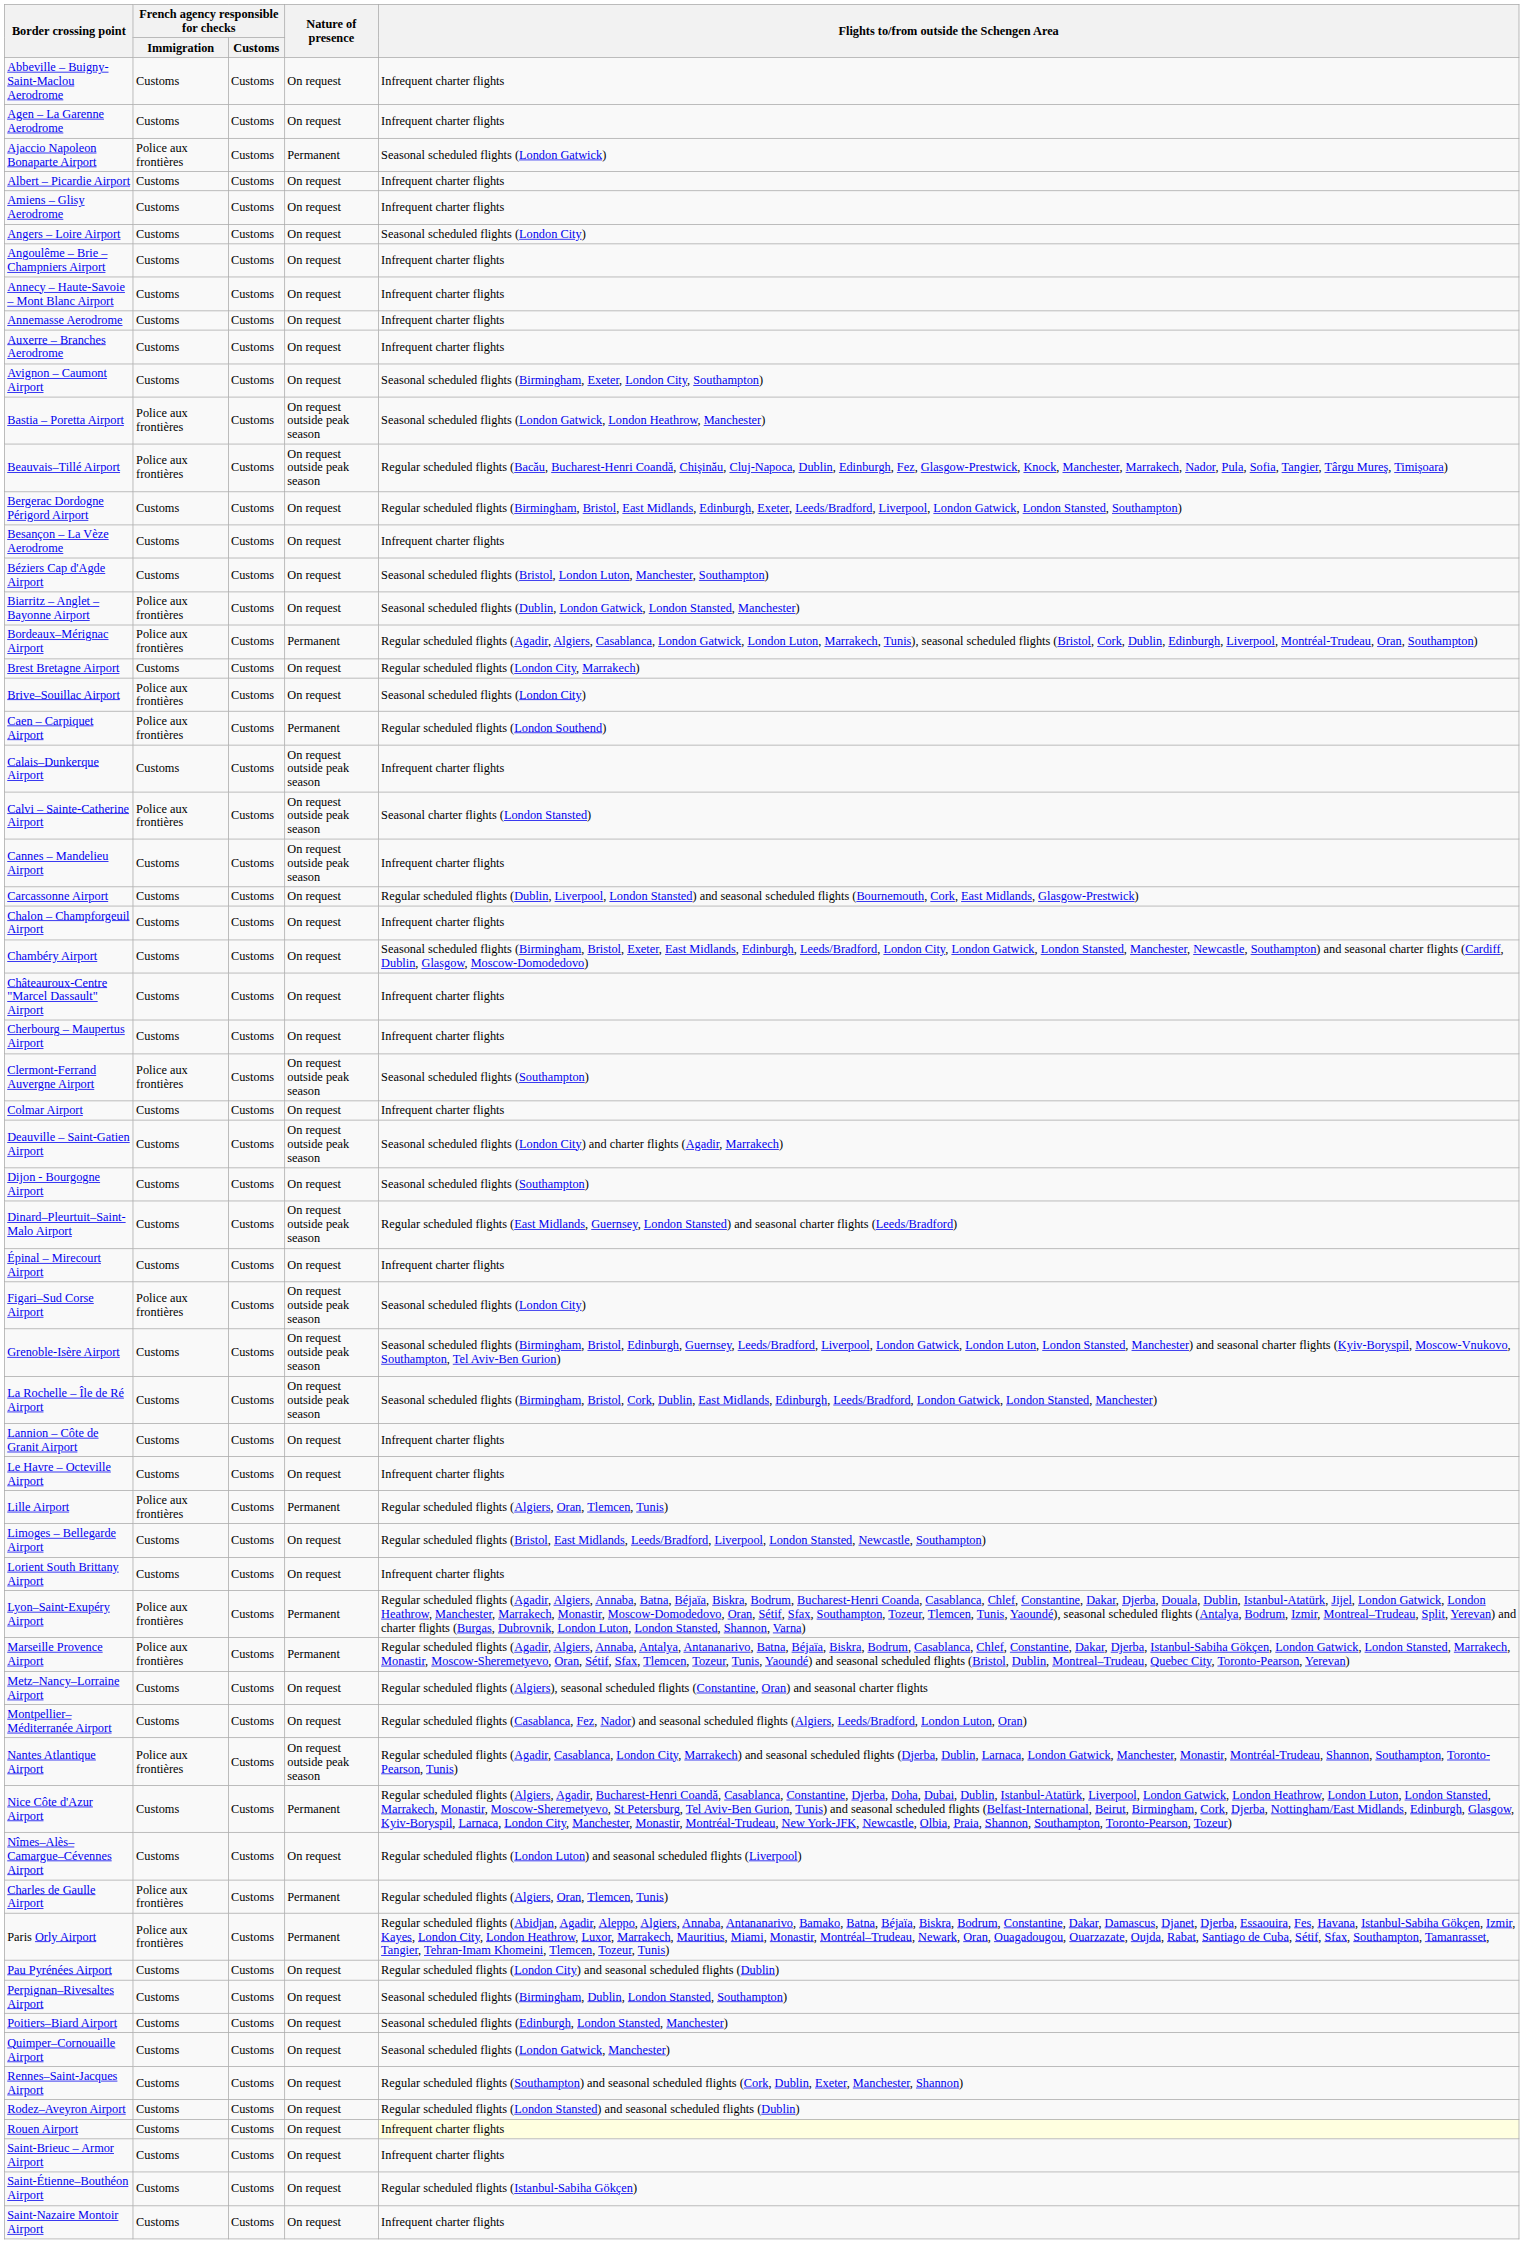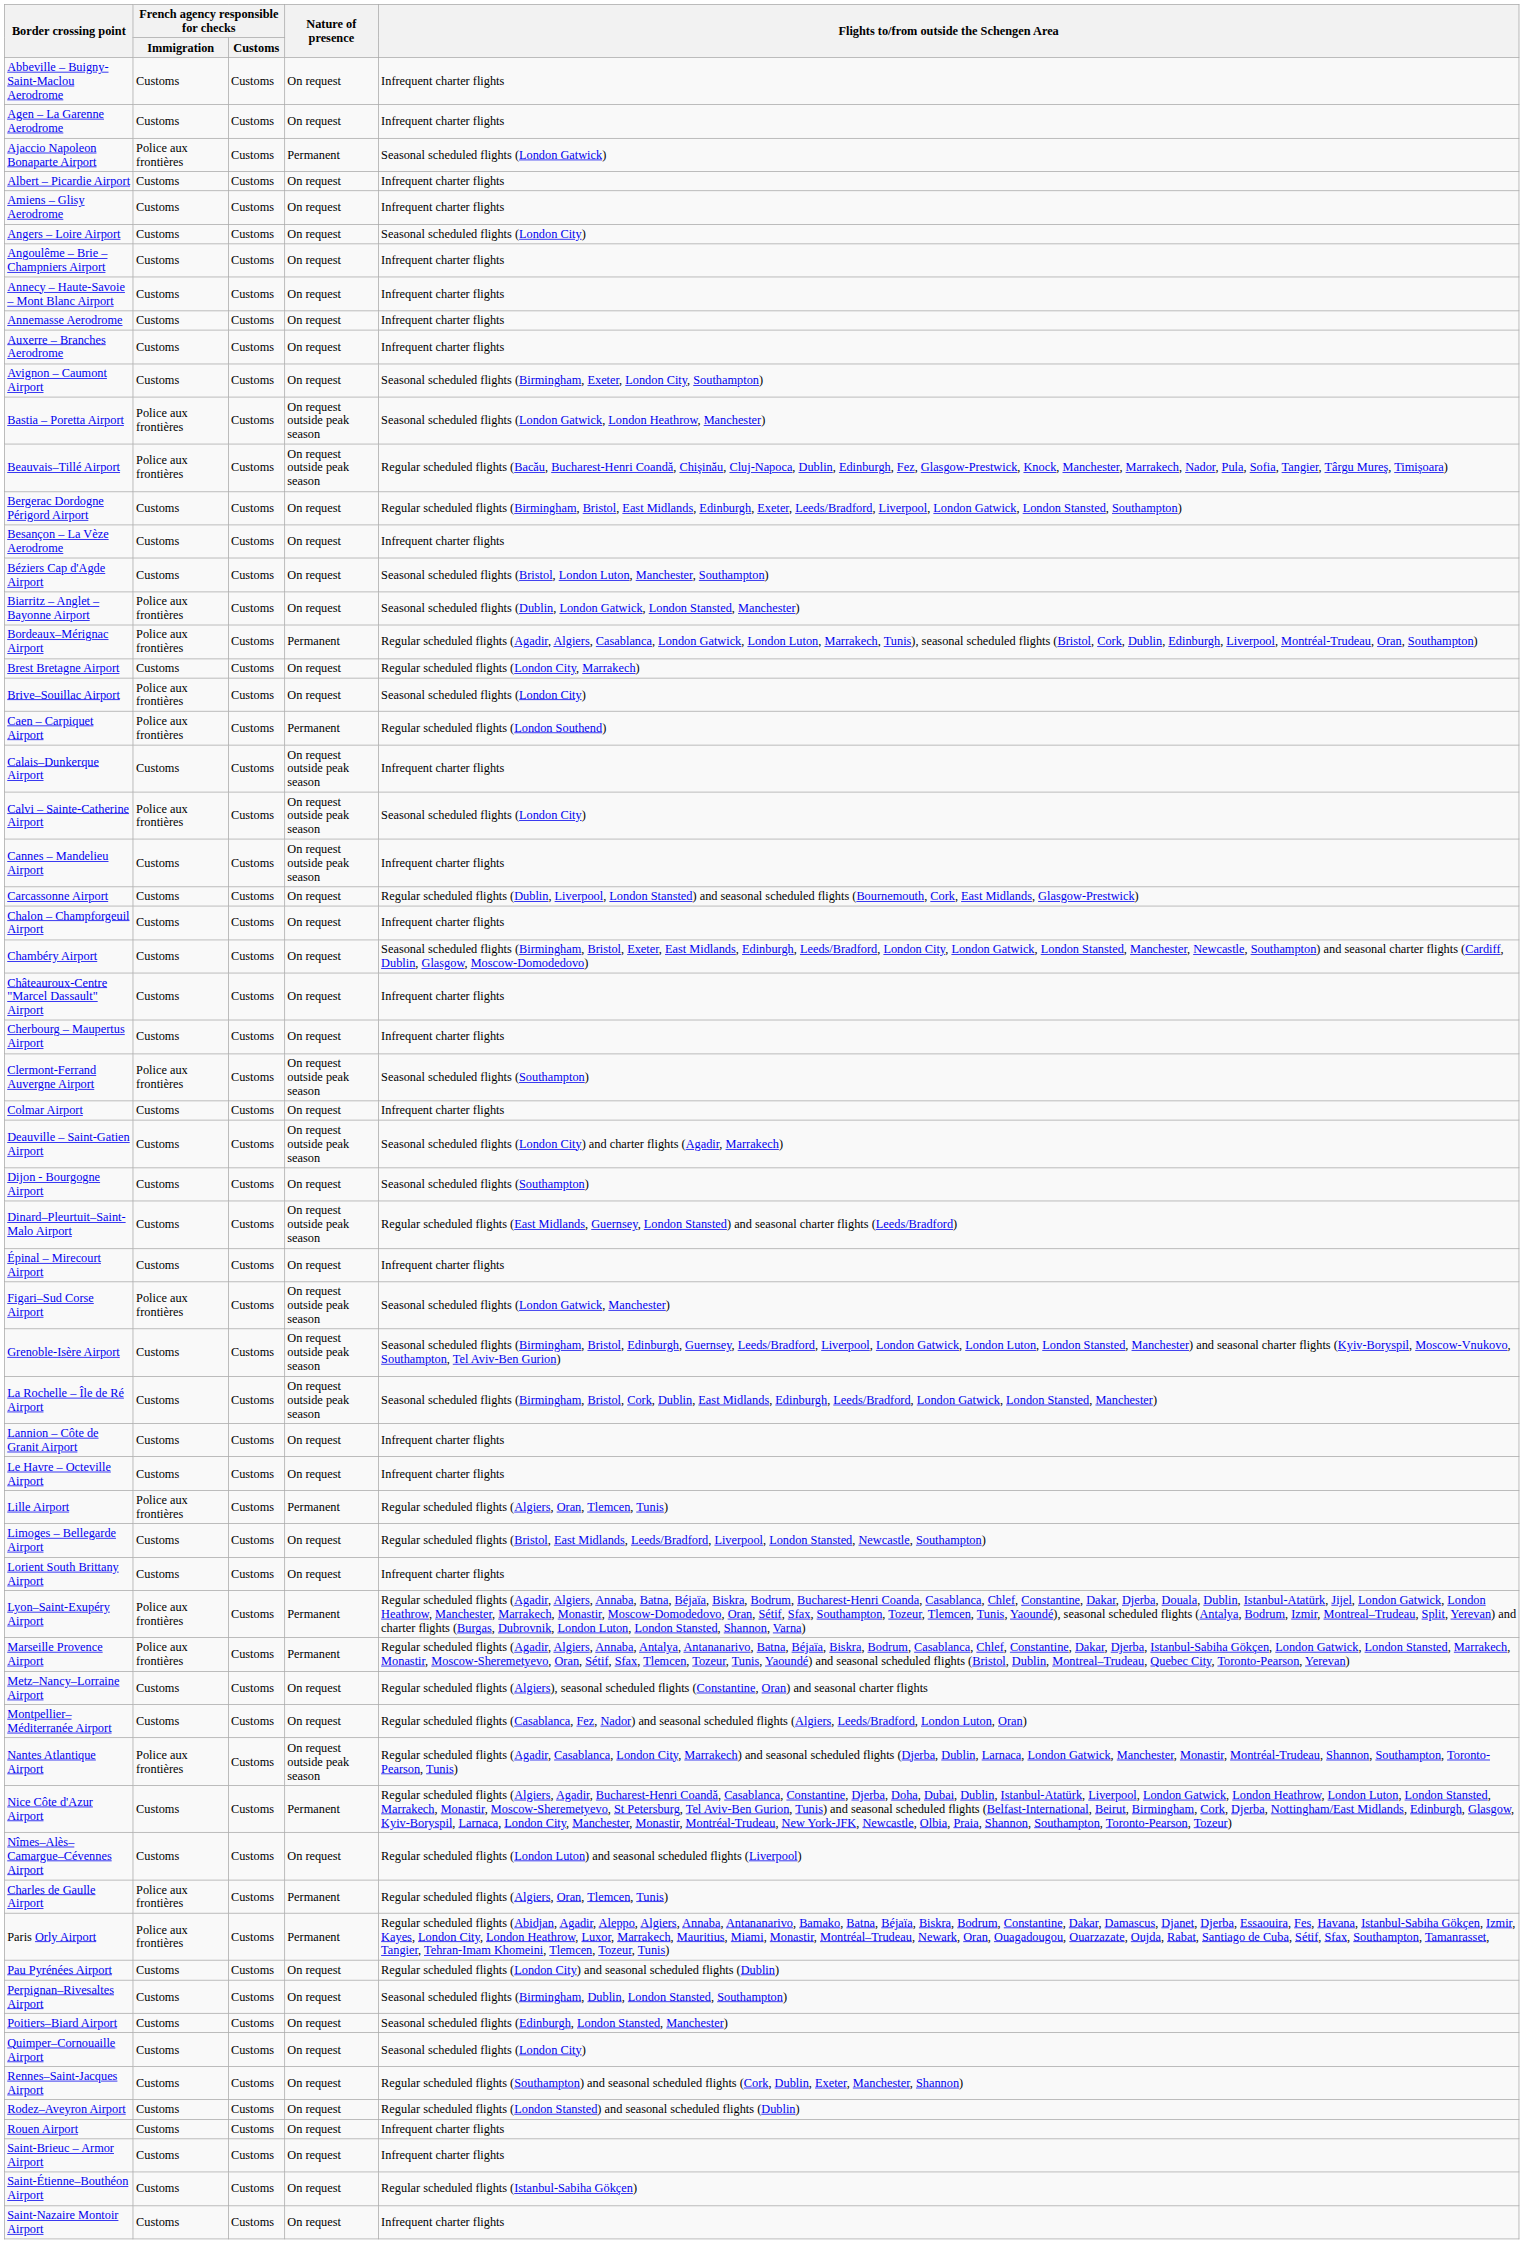(486, 815) Seasonal charter flights (London Stansted) -> (483, 815) Seasonal scheduled flights (London City)
(483, 1305) Seasonal scheduled flights (London City) -> (526, 1305) Seasonal scheduled flights (London Gatwick, Manchester)
(526, 2049) Seasonal scheduled flights (London Gatwick, Manchester) -> (483, 2049) Seasonal scheduled flights (London City)
(443, 2129) lightyellow background -> (443, 2129) no background
